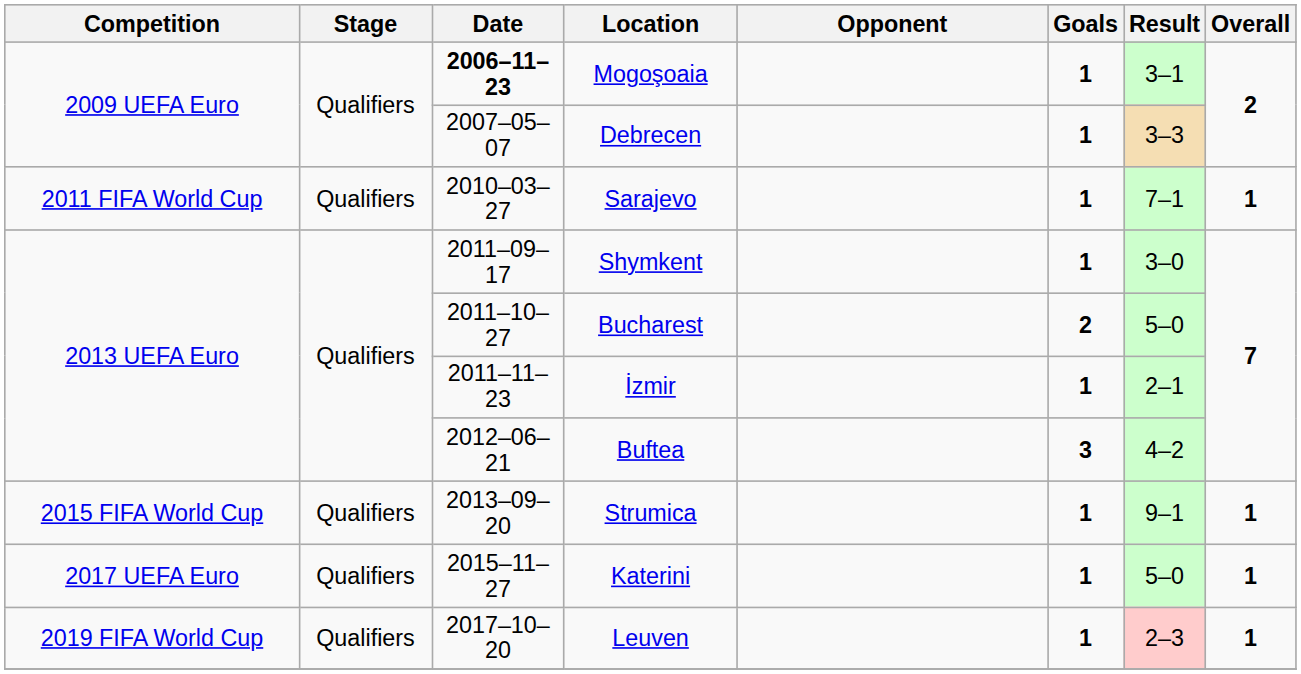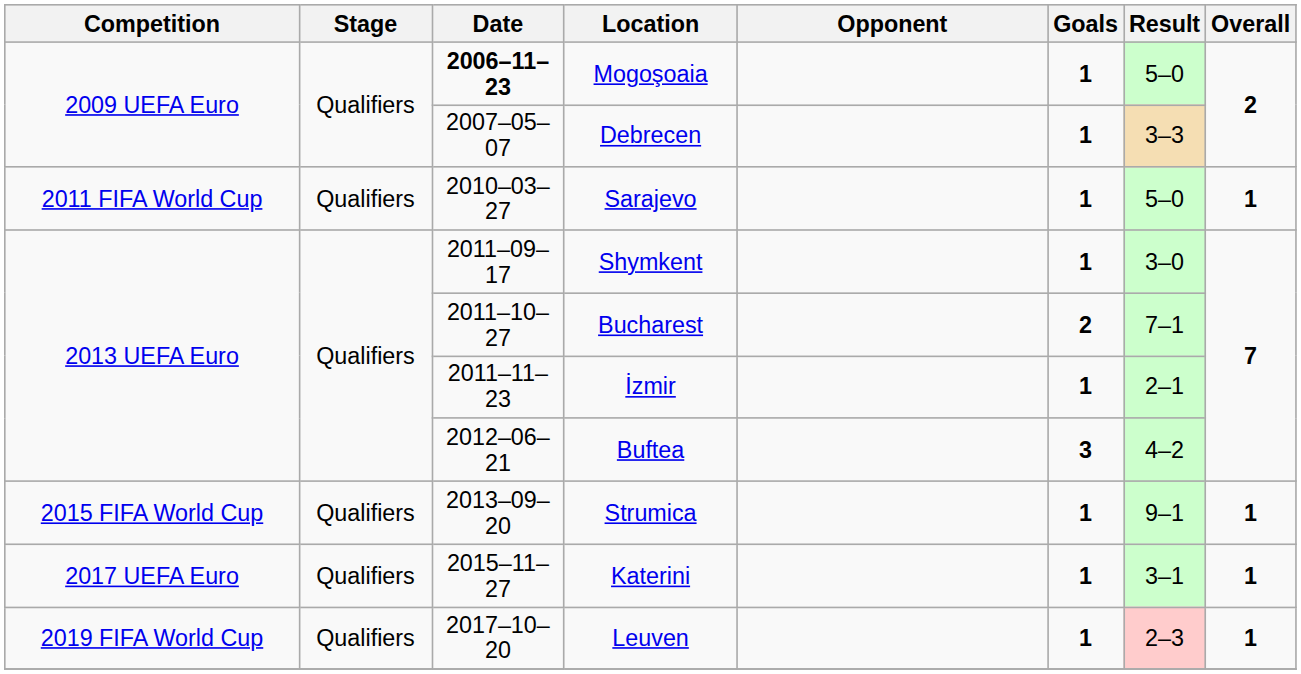(1165, 73) 3–1 -> (1165, 73) 5–0
(1165, 199) 7–1 -> (1165, 199) 5–0
(1165, 325) 5–0 -> (1165, 325) 7–1
(1165, 576) 5–0 -> (1165, 576) 3–1
